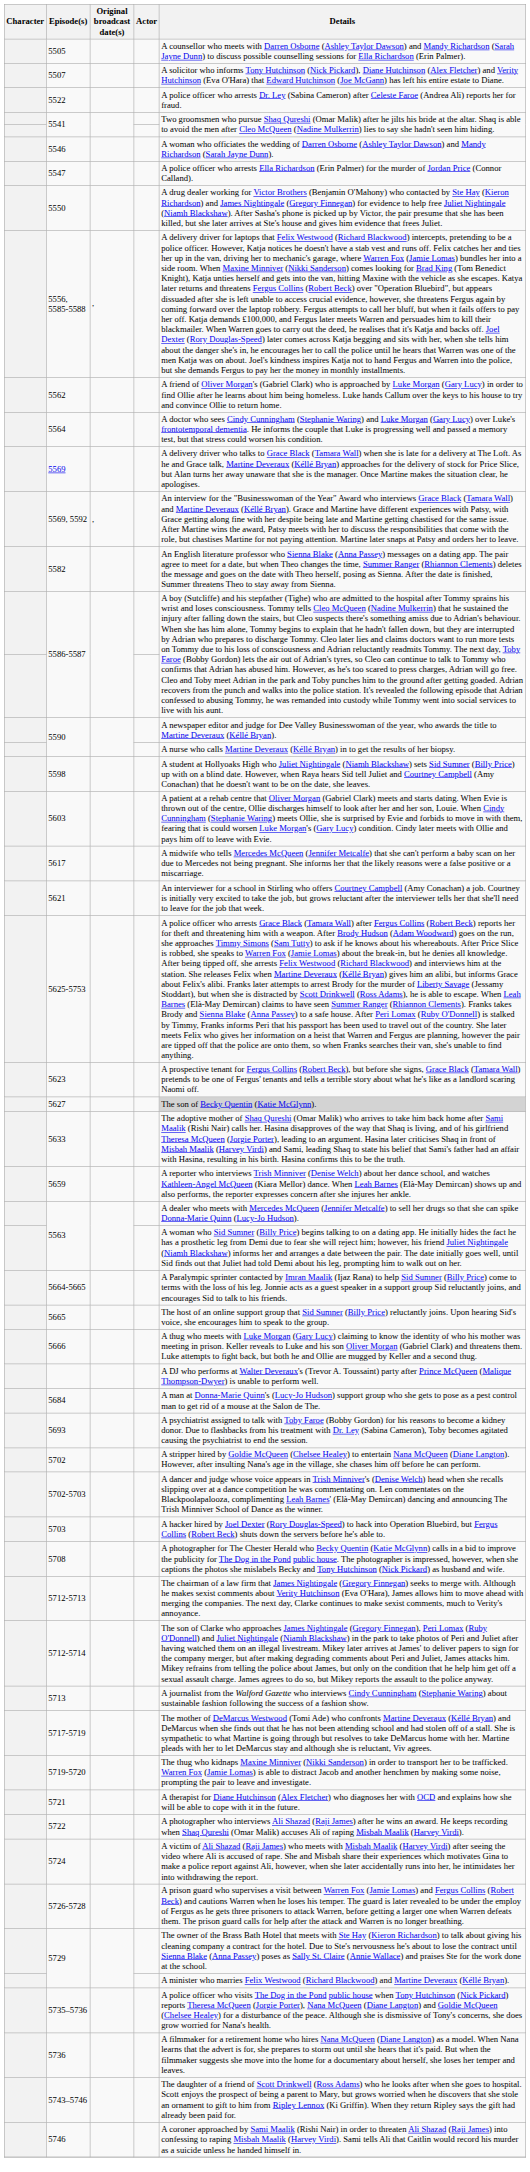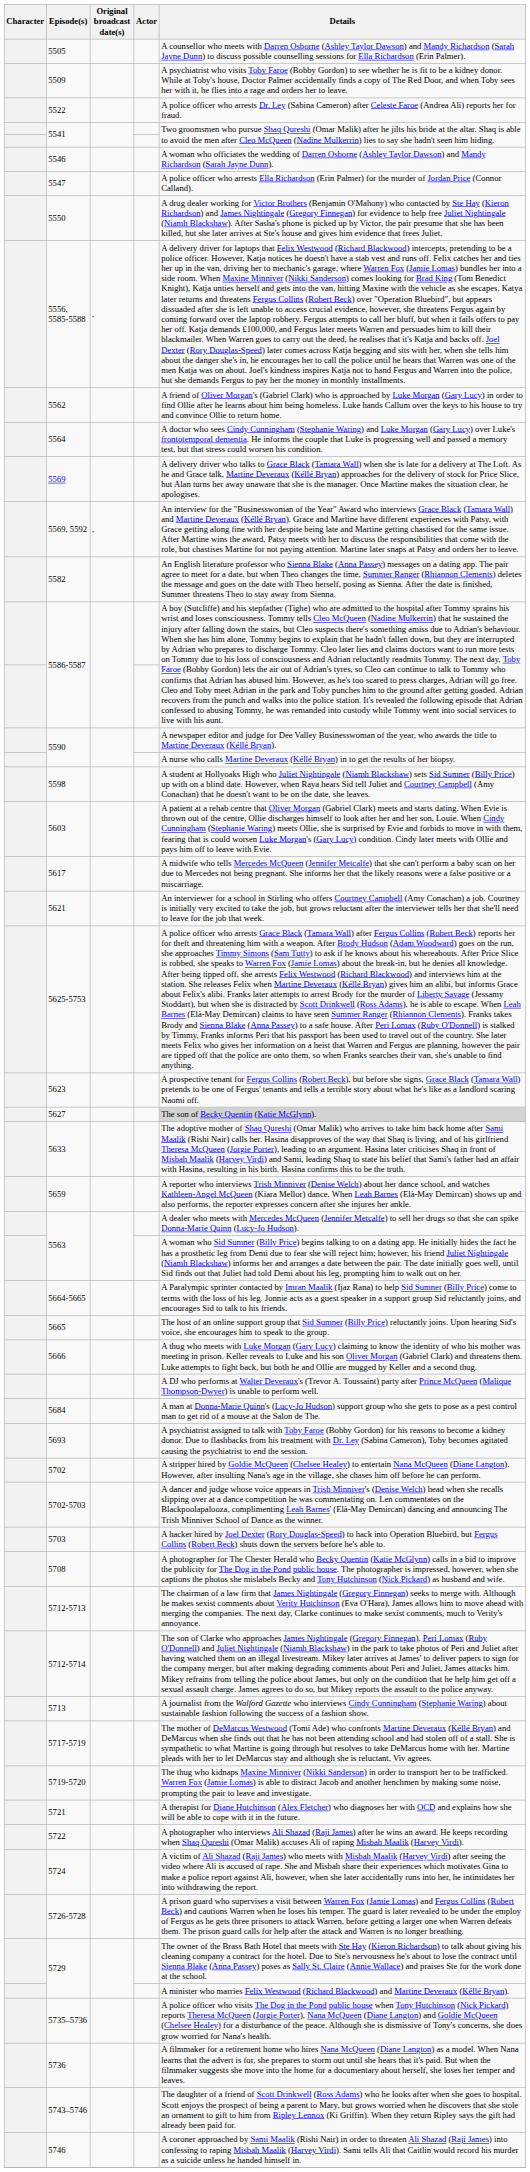- row: (57, 76)
+ row: (57, 81)
